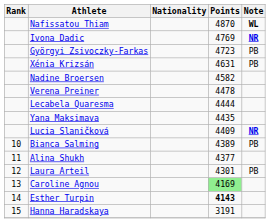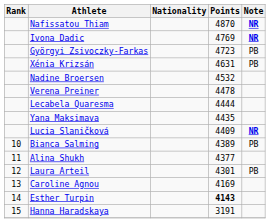(254, 24) WL -> (254, 24) NR
(225, 78) 4582 -> (225, 78) 4532
(225, 185) lightgreen background -> (225, 185) no background
